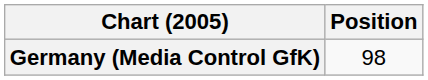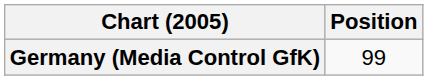(374, 57) 98 -> (374, 57) 99
